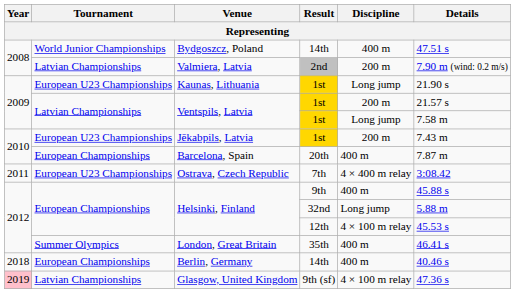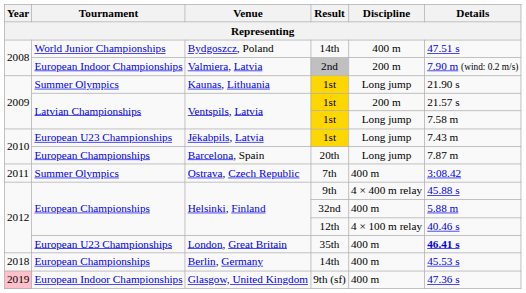(88, 66) Latvian Championships -> (109, 66) European Indoor Championships
(103, 84) European U23 Championships -> (77, 84) Summer Olympics
(376, 137) 200 m -> (387, 137) Long jump
(355, 155) 400 m -> (387, 155) Long jump
(103, 173) European U23 Championships -> (77, 173) Summer Olympics
(376, 173) 4 × 400 m relay -> (365, 173) 400 m
(355, 191) 400 m -> (387, 191) 4 × 400 m relay
(365, 208) Long jump -> (365, 208) 400 m
(433, 226) 45.53 s -> (443, 226) 40.46 s
(77, 244) Summer Olympics -> (103, 244) European U23 Championships
(433, 244) normal -> (443, 244) bold
(433, 262) 40.46 s -> (443, 262) 45.53 s
(88, 279) Latvian Championships -> (109, 279) European Indoor Championships
(376, 279) 4 × 100 m relay -> (365, 279) 400 m
